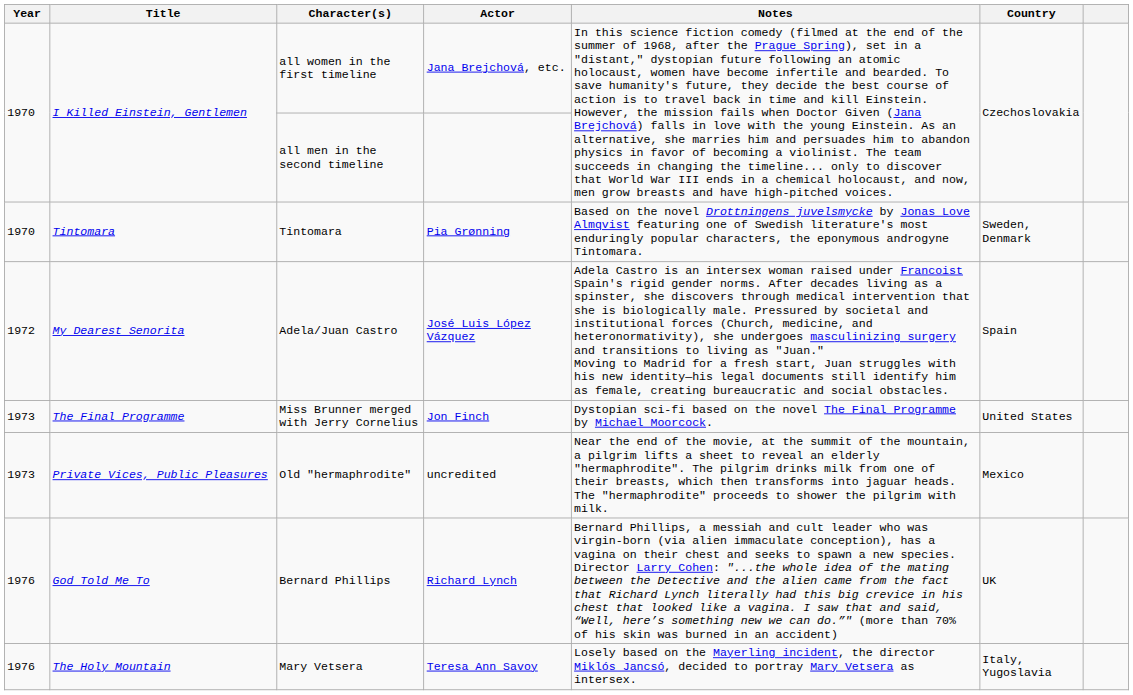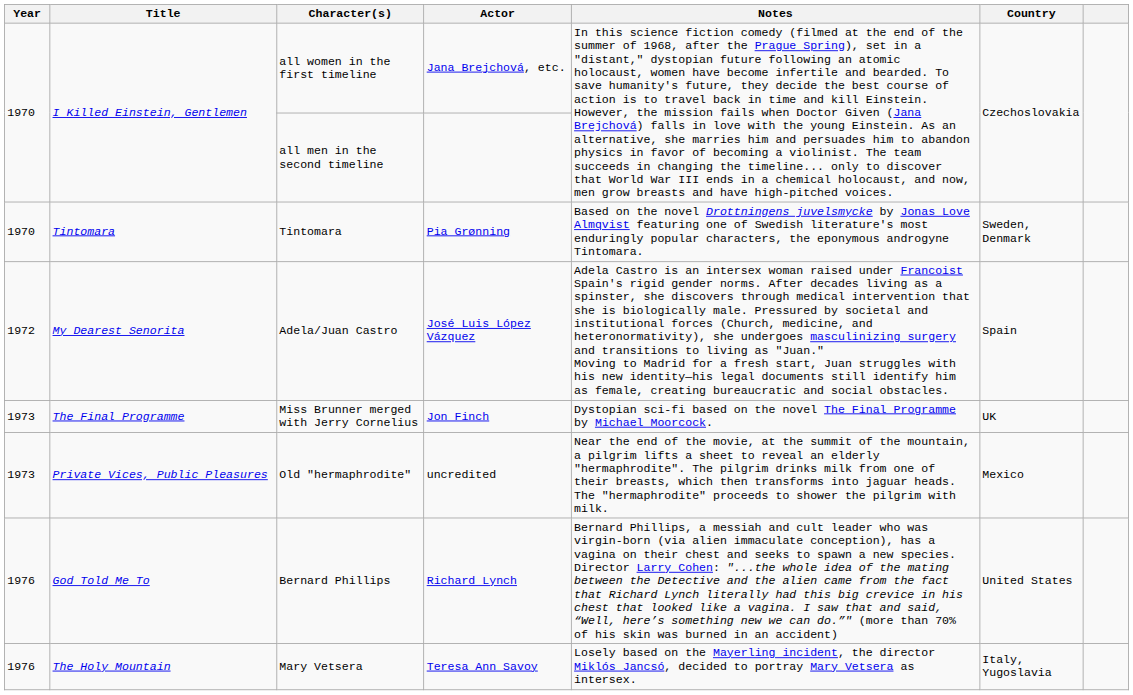(1027, 416) United States -> (989, 416) UK
(989, 581) UK -> (1027, 581) United States
